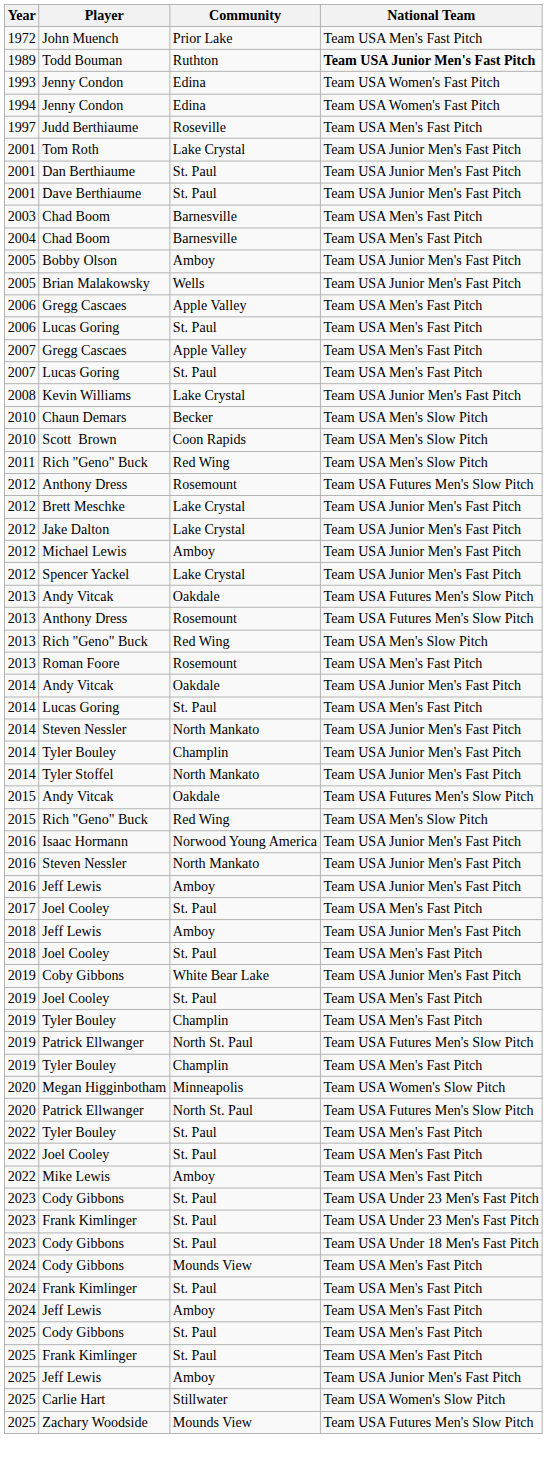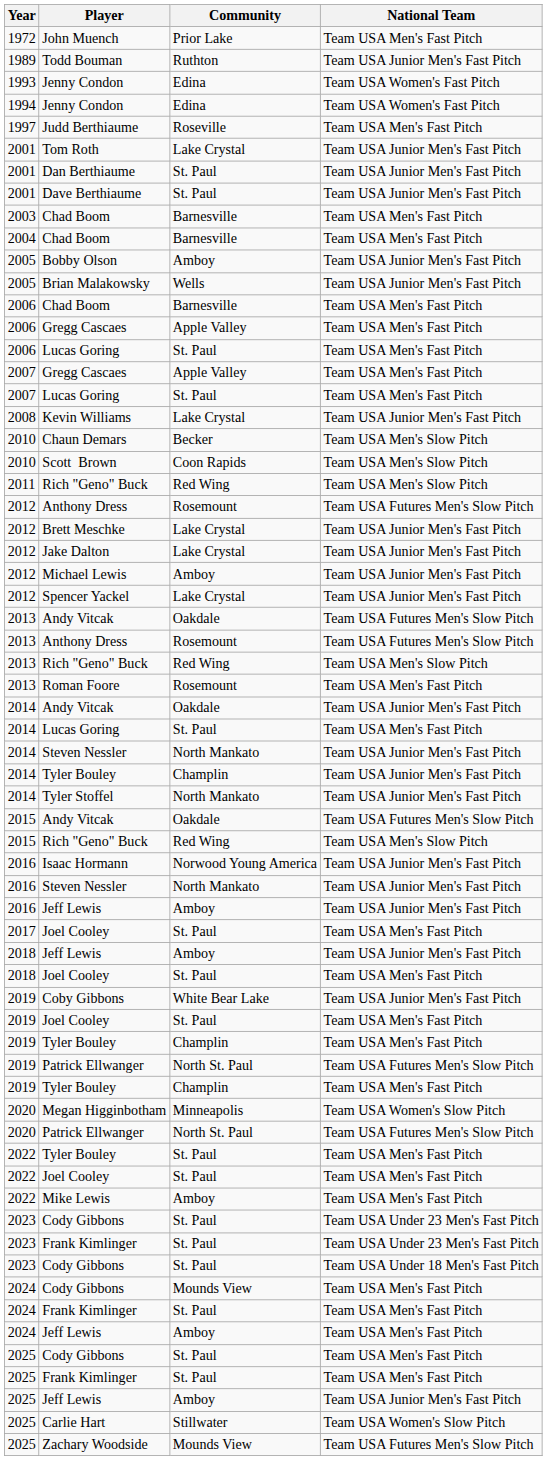(429, 60) bold -> (422, 60) normal
+ row: (22, 305)
